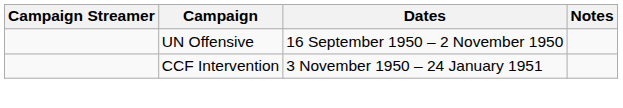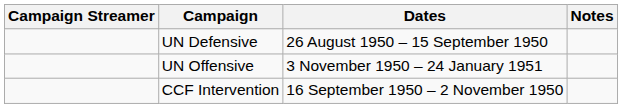+ row: (210, 41)
(425, 41) 16 September 1950 – 2 November 1950 -> (414, 66) 3 November 1950 – 24 January 1951
(414, 66) 3 November 1950 – 24 January 1951 -> (425, 90) 16 September 1950 – 2 November 1950
